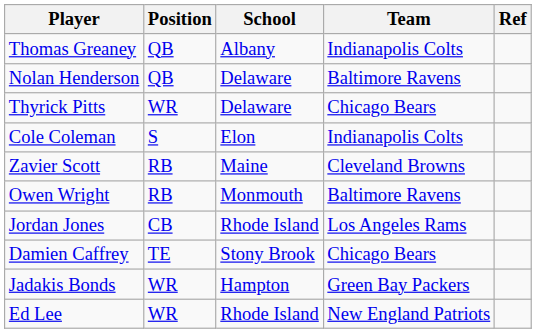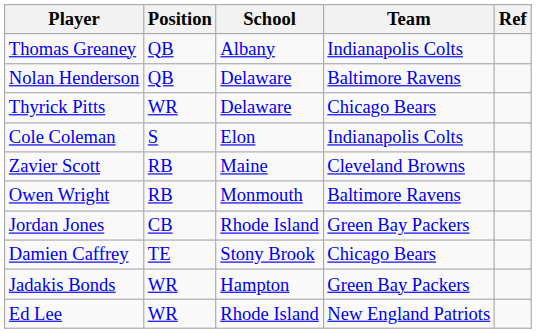(397, 225) Los Angeles Rams -> (398, 225) Green Bay Packers
